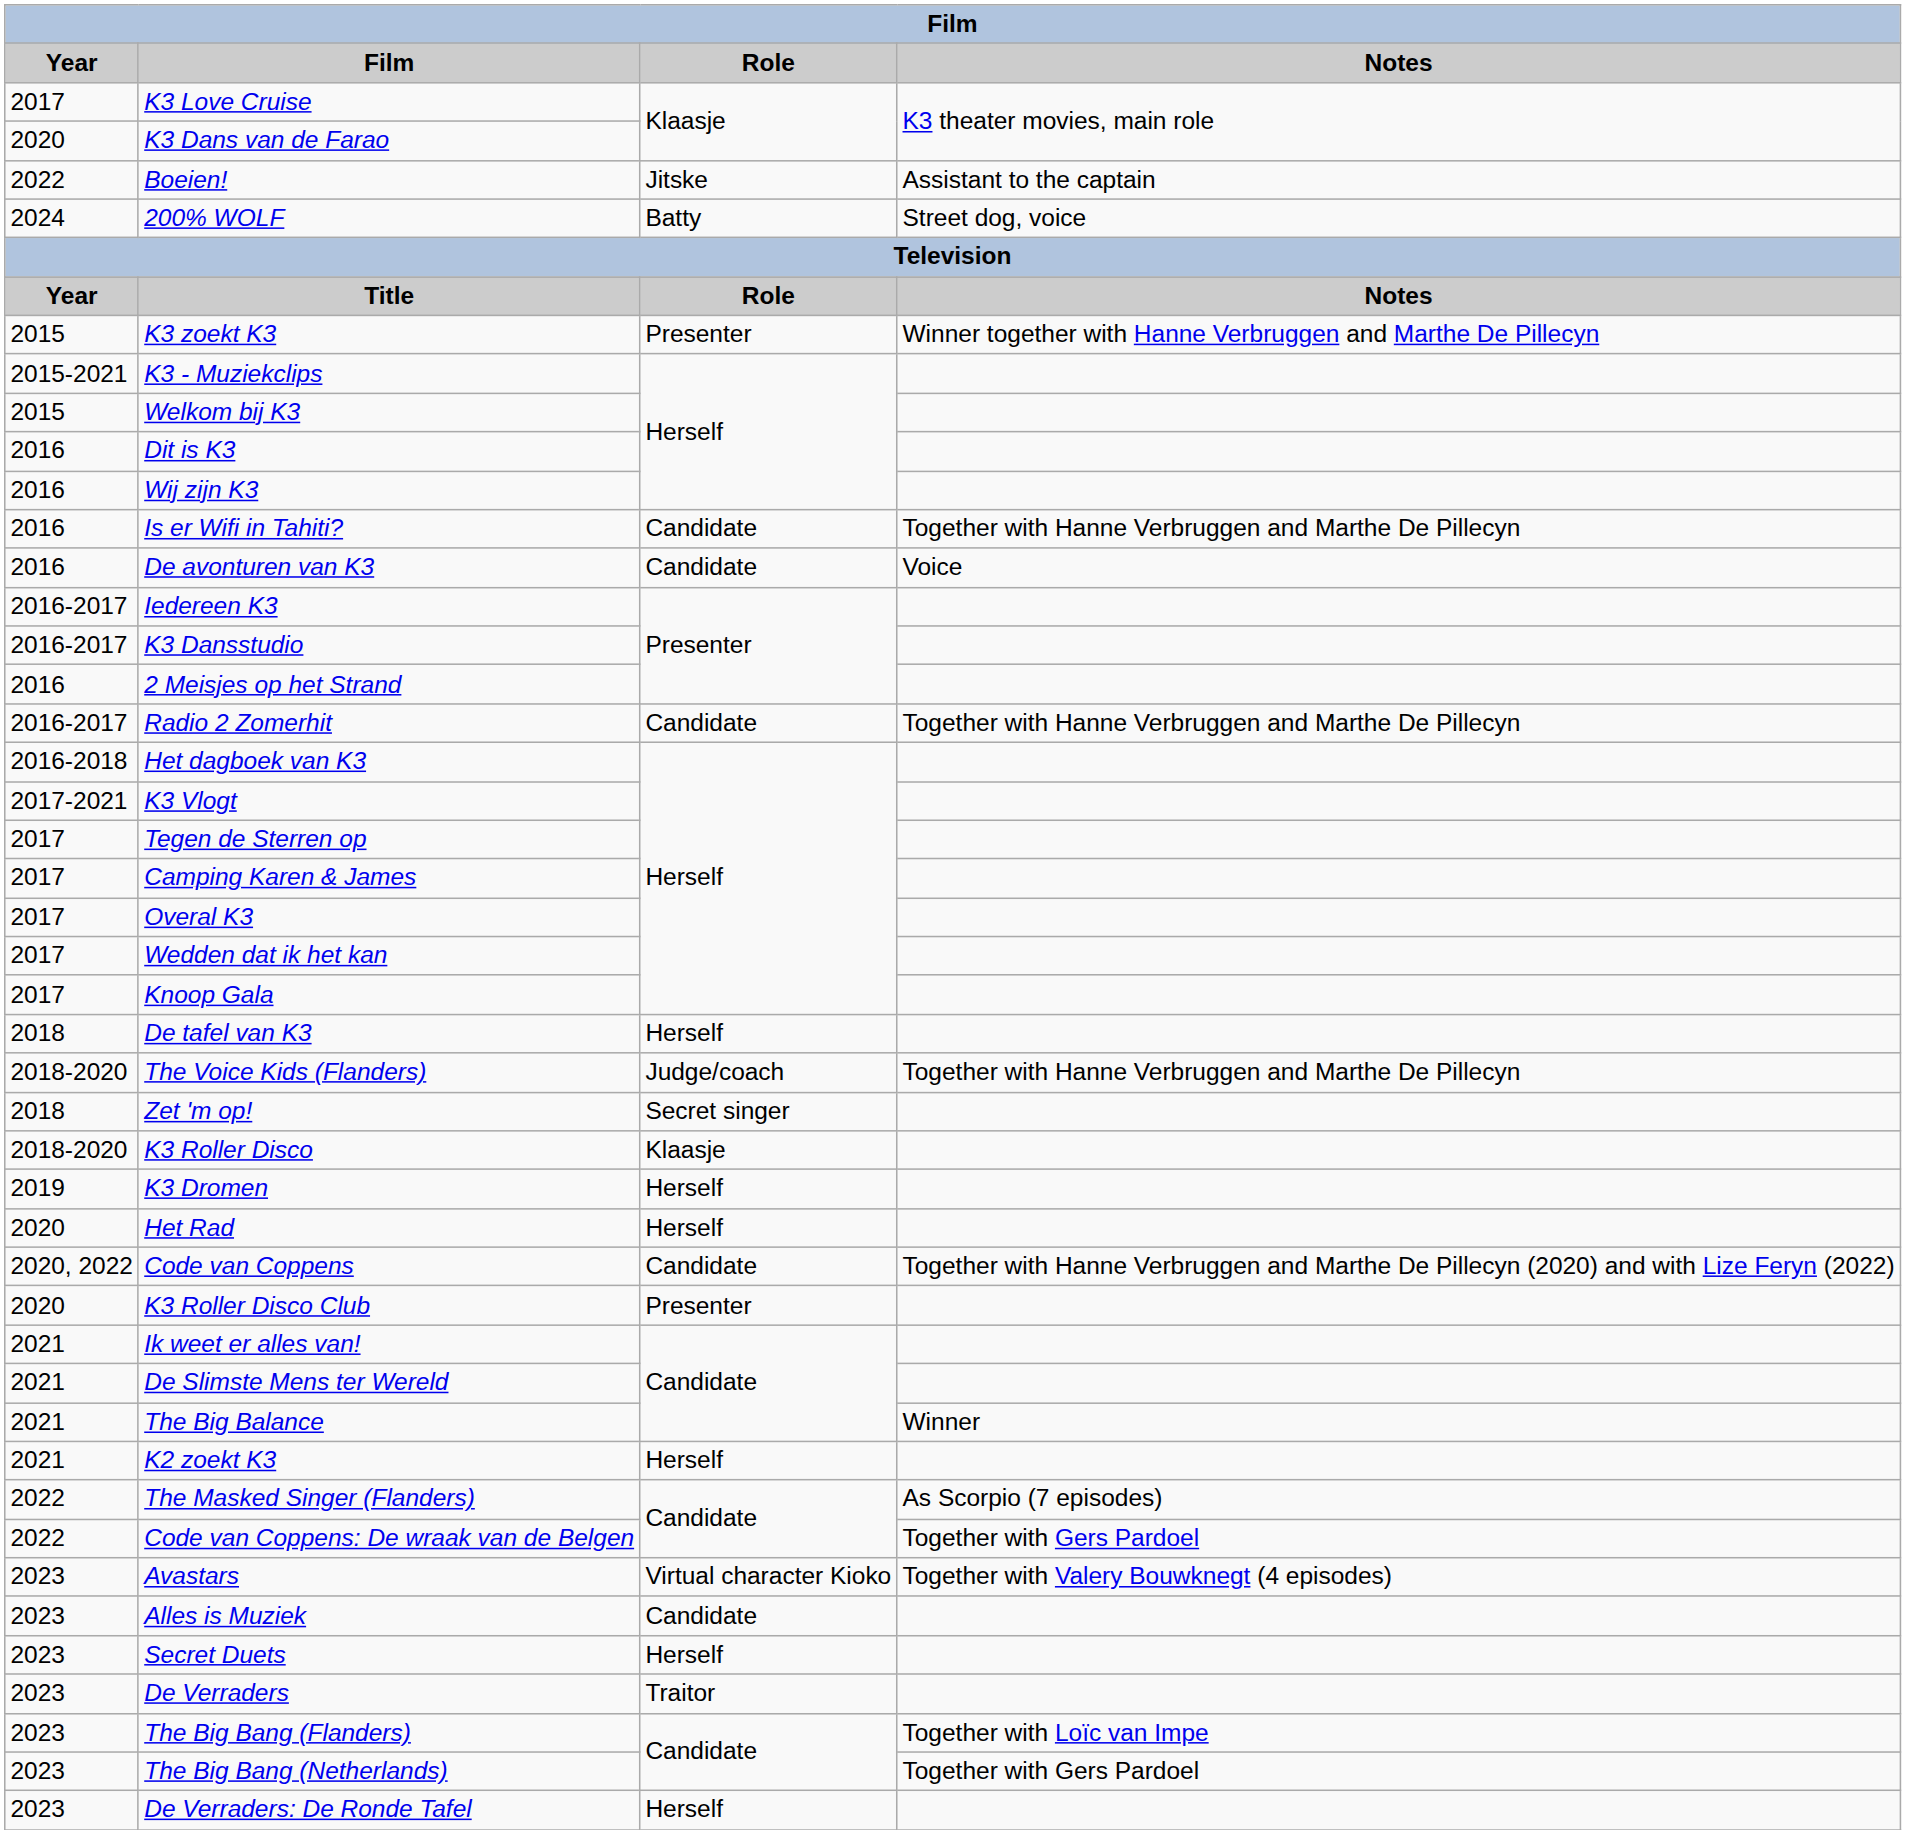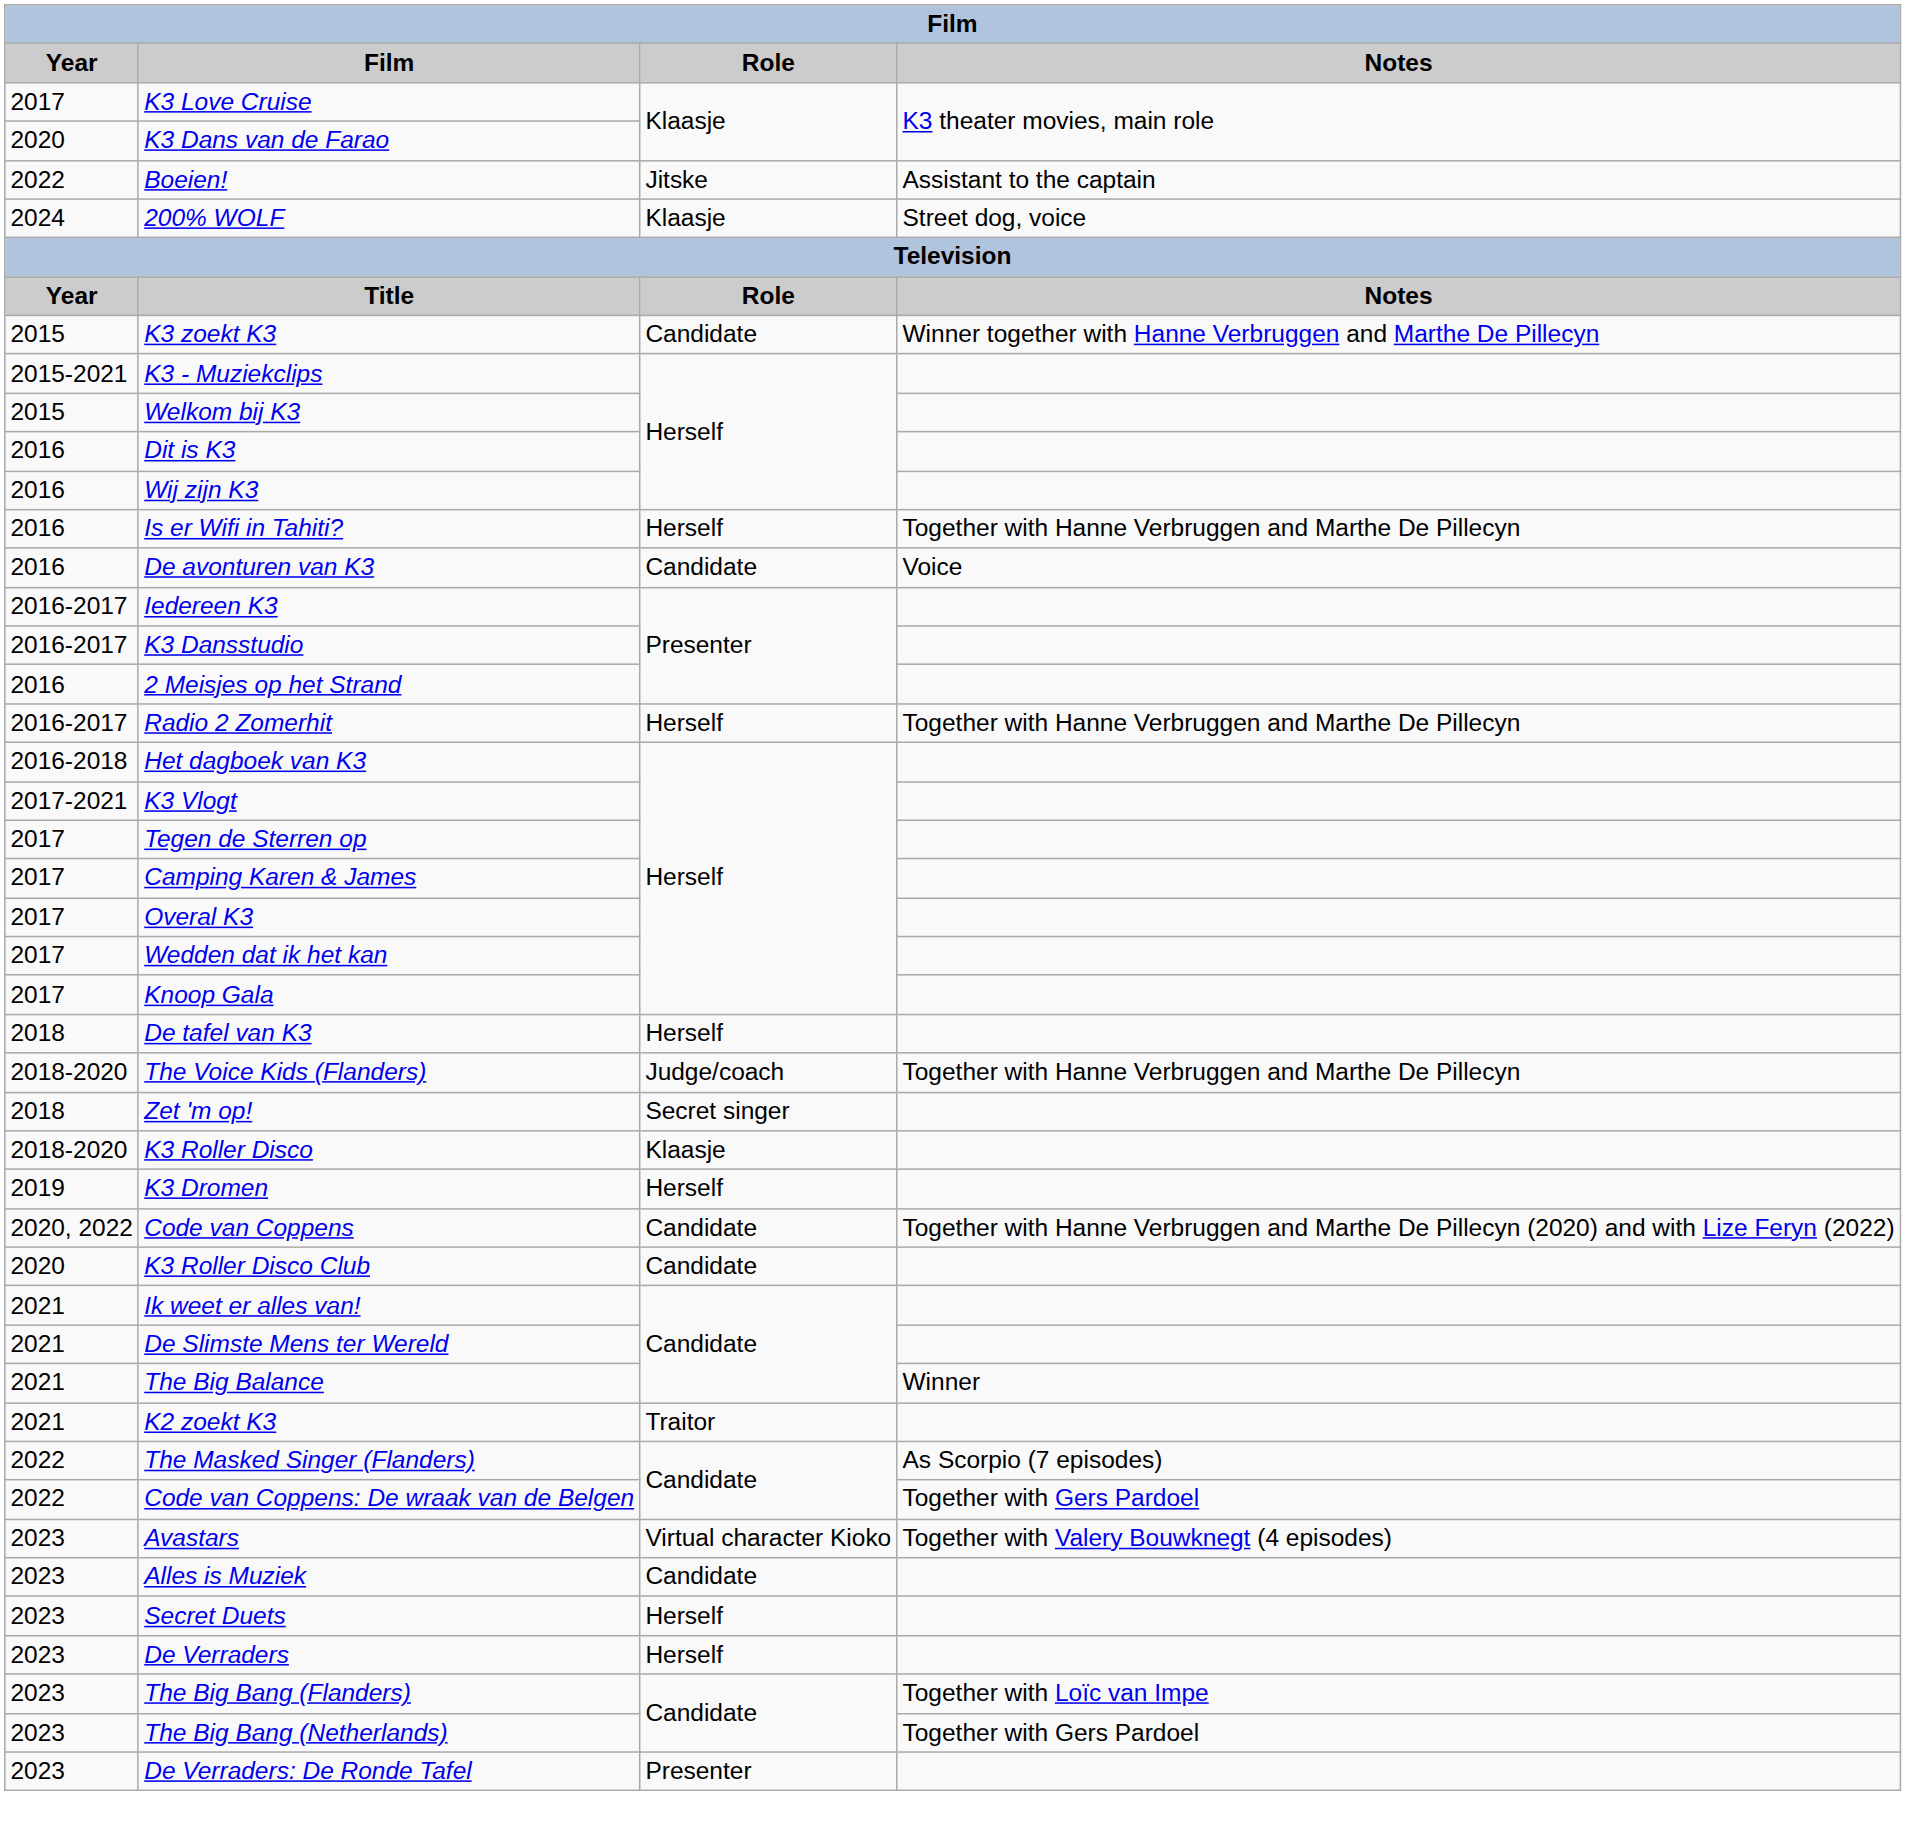(673, 218) Batty -> (686, 218) Klaasje
(698, 334) Presenter -> (701, 334) Candidate
(701, 528) Candidate -> (684, 528) Herself
(701, 722) Candidate -> (684, 722) Herself
- row: (189, 1227)
(698, 1305) Presenter -> (701, 1266) Candidate
(684, 1460) Herself -> (680, 1421) Traitor
(680, 1693) Traitor -> (684, 1654) Herself
(684, 1809) Herself -> (698, 1770) Presenter
